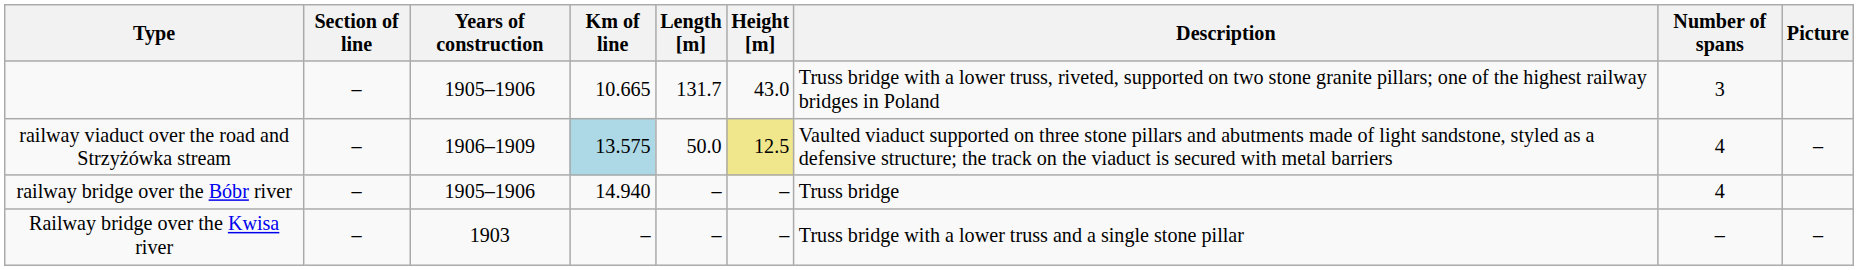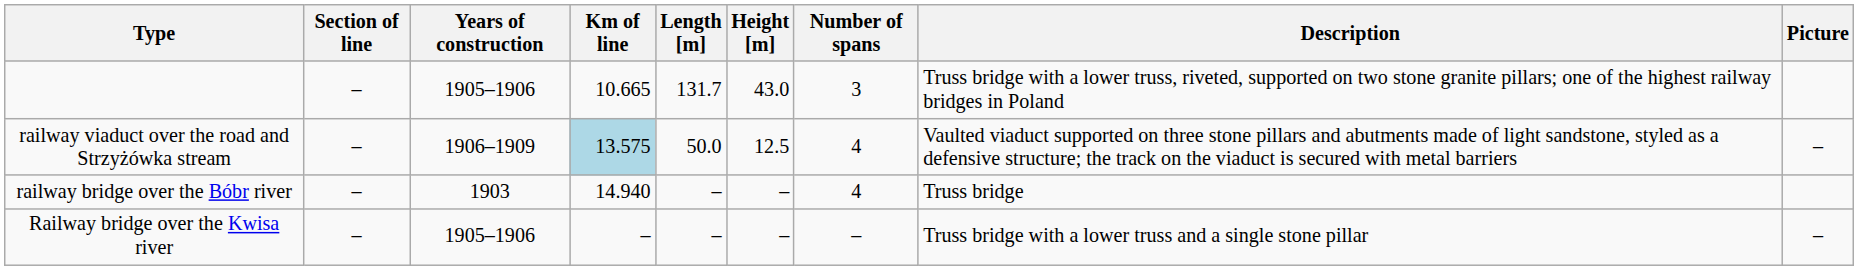columns swapped: (1720, 32) <-> (1226, 32)
(772, 146) khaki background -> (772, 146) no background
(490, 191) 1905–1906 -> (490, 191) 1903
(490, 236) 1903 -> (490, 236) 1905–1906
